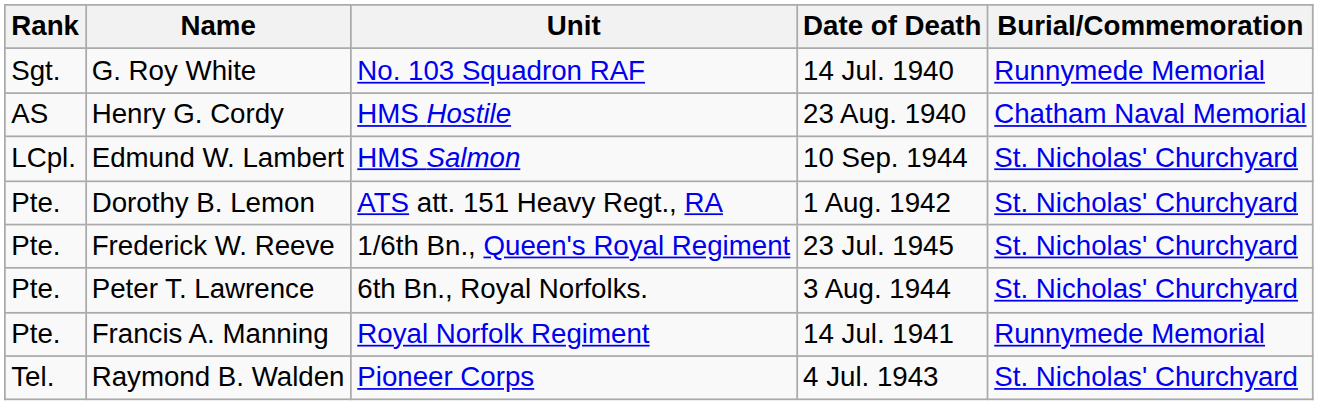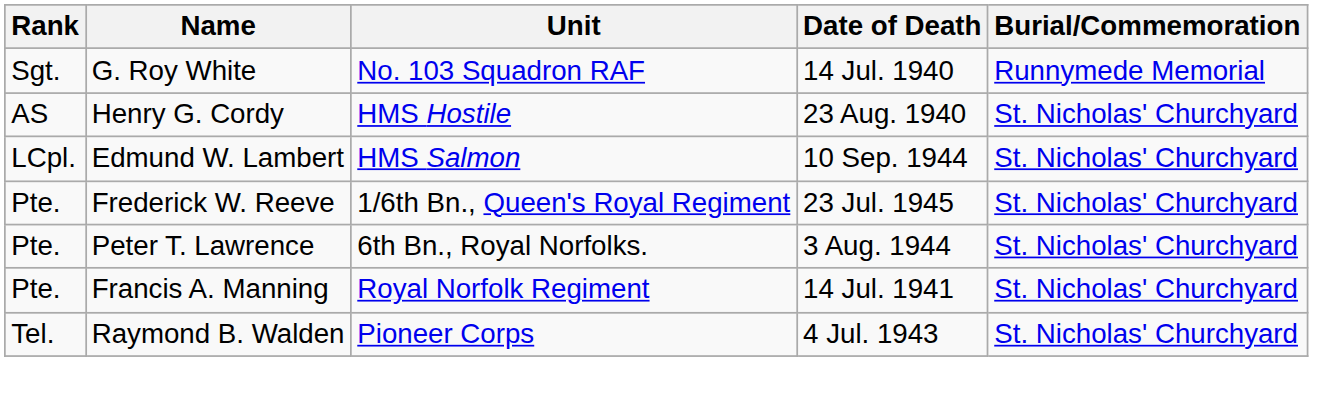(1150, 114) Chatham Naval Memorial -> (1146, 114) St. Nicholas' Churchyard
- row: (203, 202)
(1130, 333) Runnymede Memorial -> (1146, 289) St. Nicholas' Churchyard
